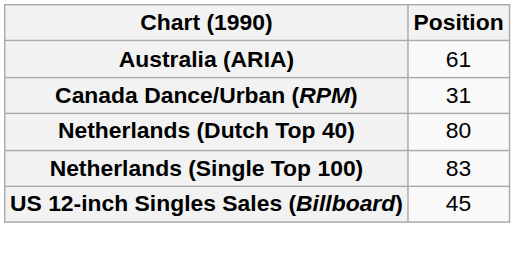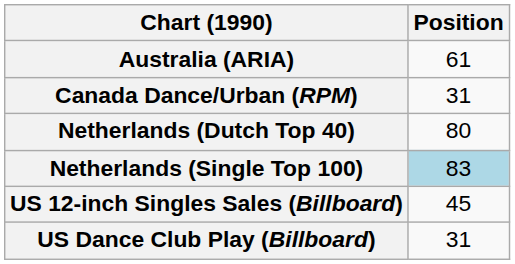(459, 167) no background -> (459, 167) lightblue background
+ row: (206, 240)
